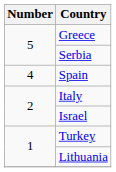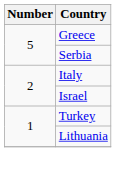- row: (73, 75)
